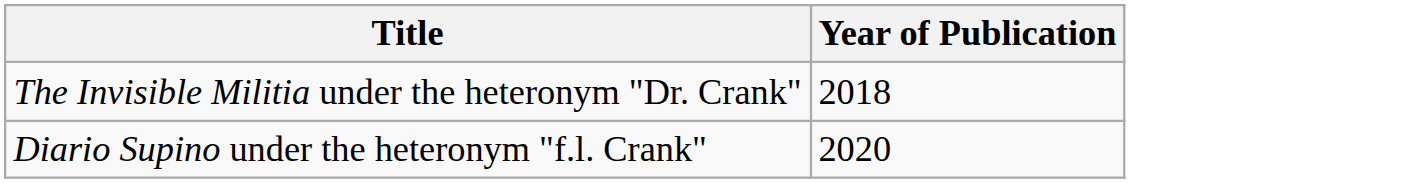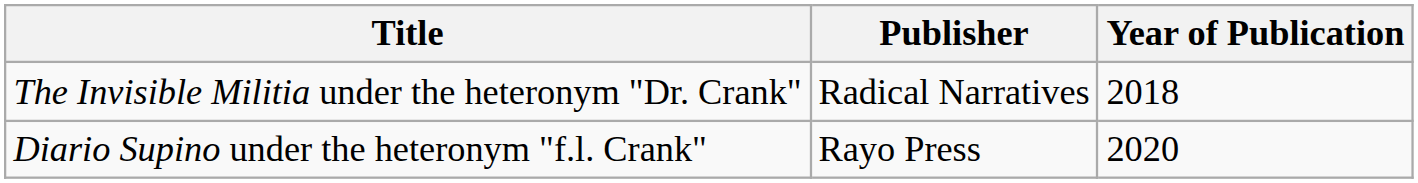+ column: (954, 33)
